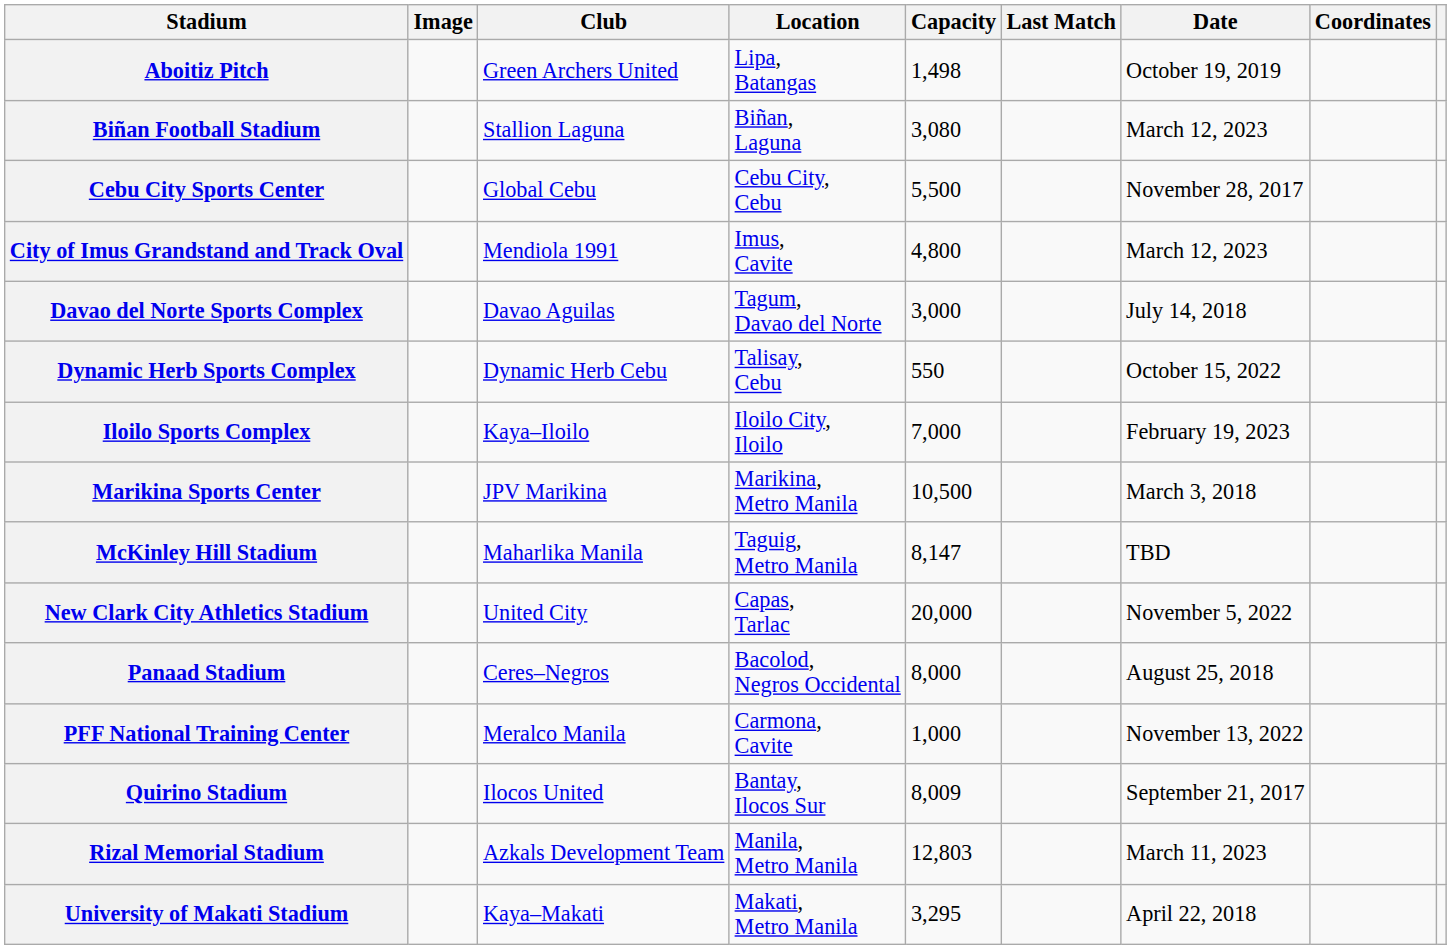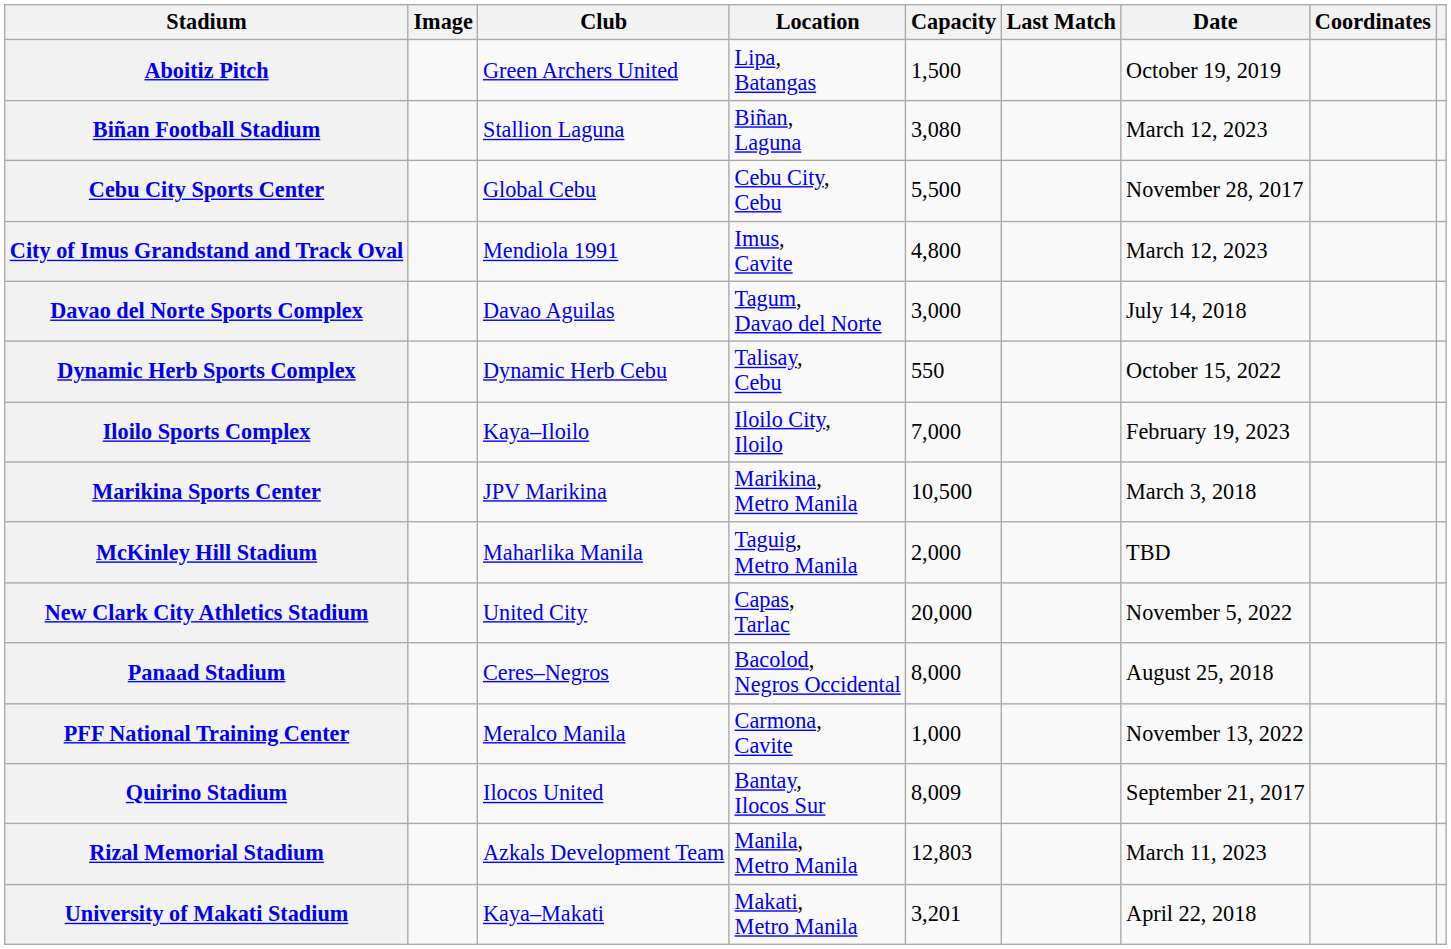(936, 69) 1,498 -> (936, 69) 1,500
(936, 552) 8,147 -> (936, 552) 2,000
(936, 913) 3,295 -> (936, 913) 3,201
